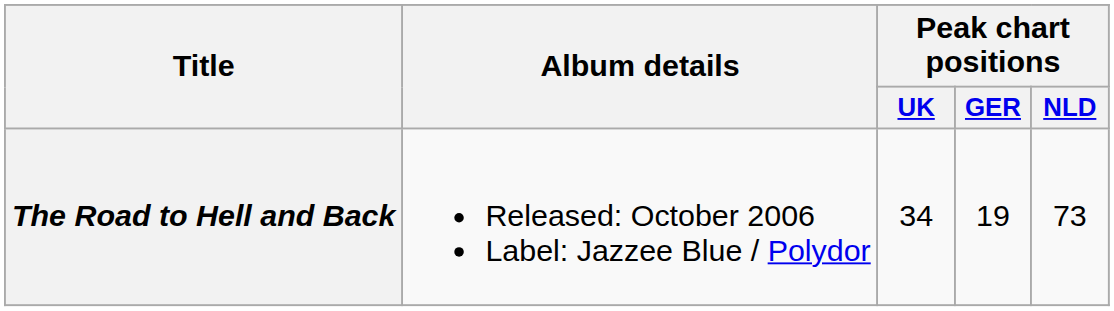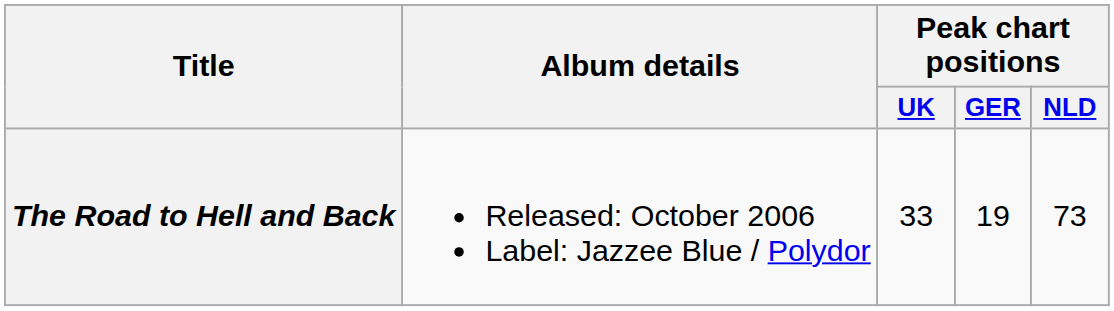(916, 216) 34 -> (916, 216) 33
